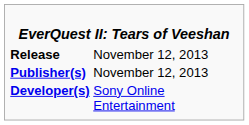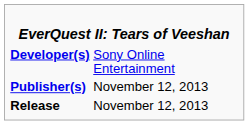rows swapped: (50, 90) <-> (35, 54)
